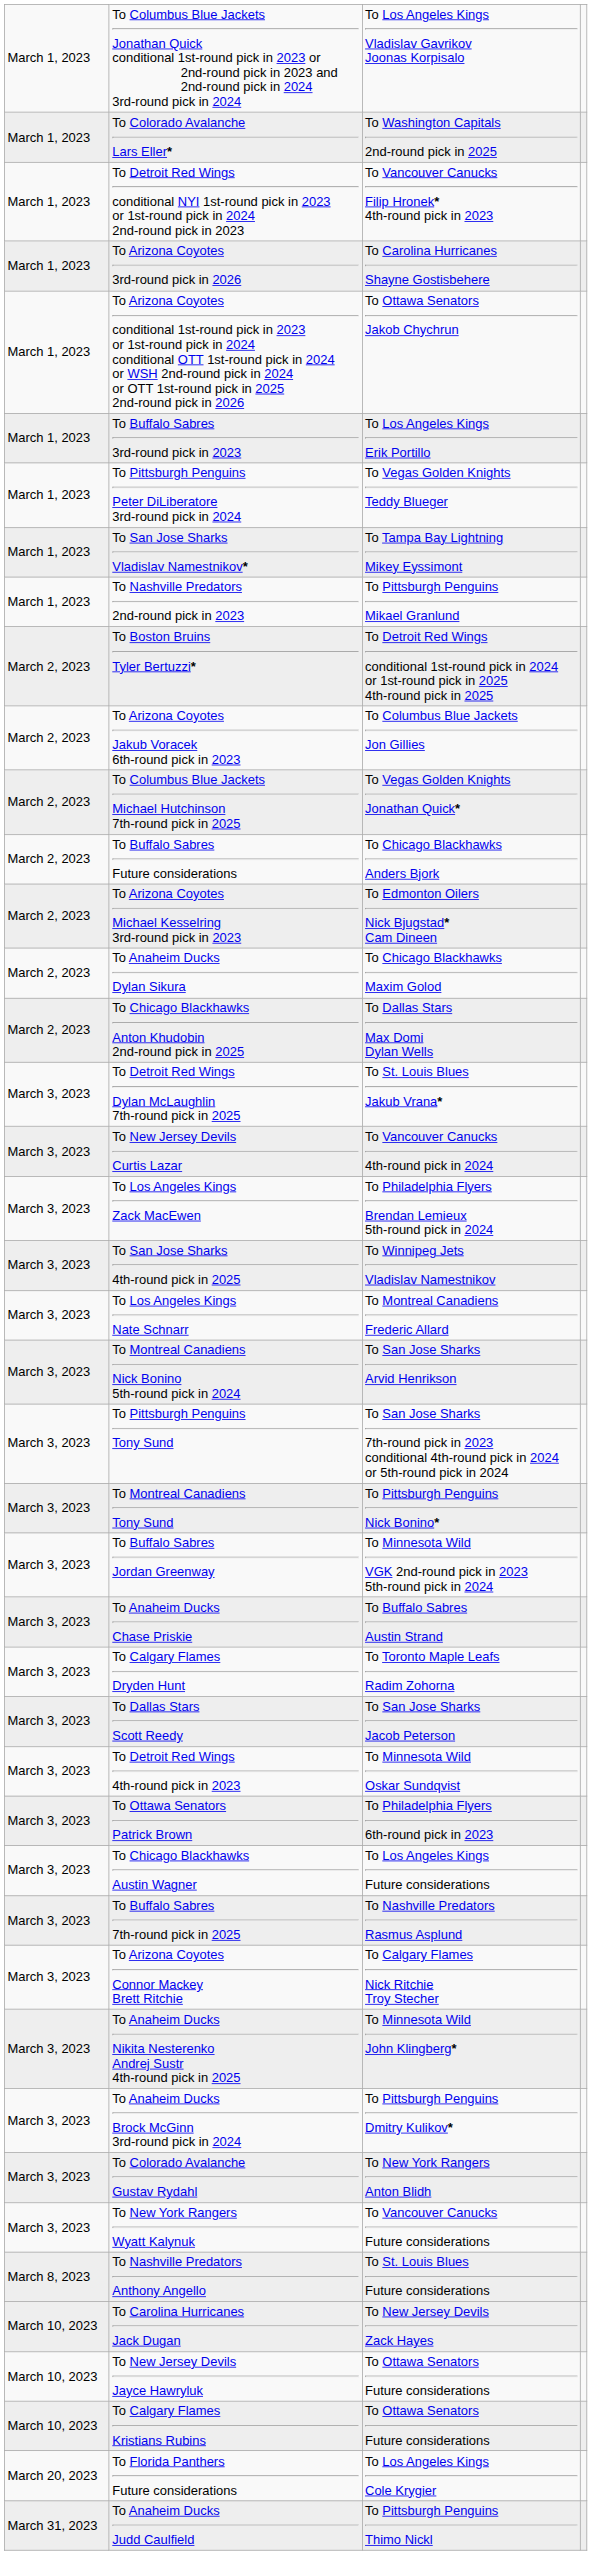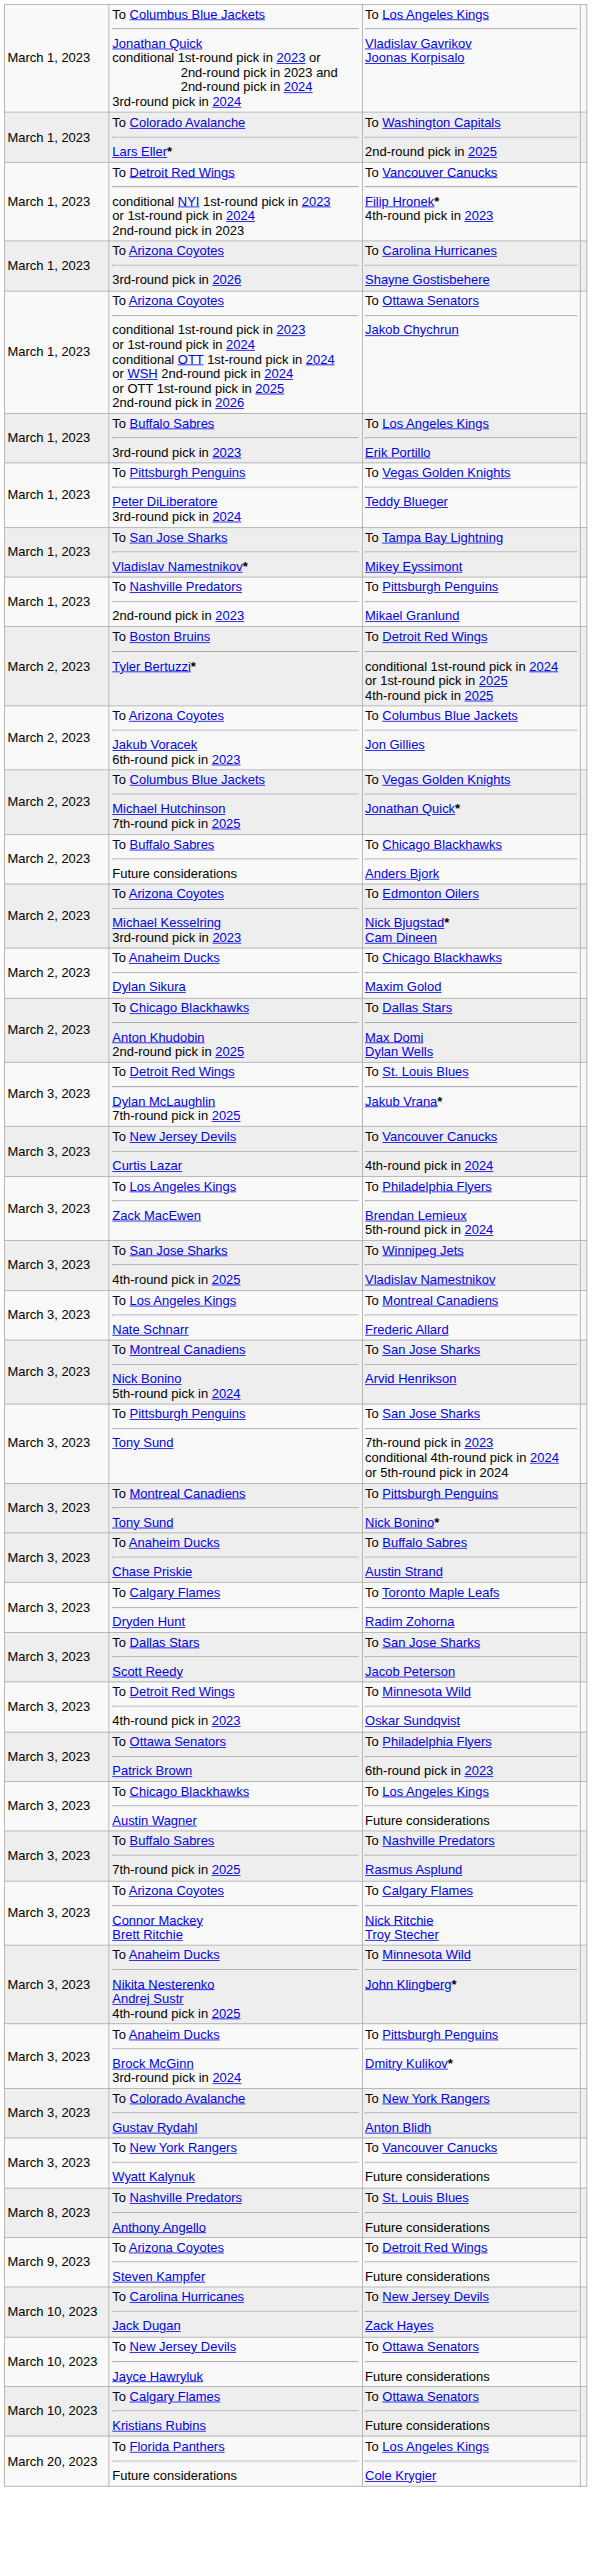- row: (236, 1557)
+ row: (236, 2262)
- row: (236, 2525)
